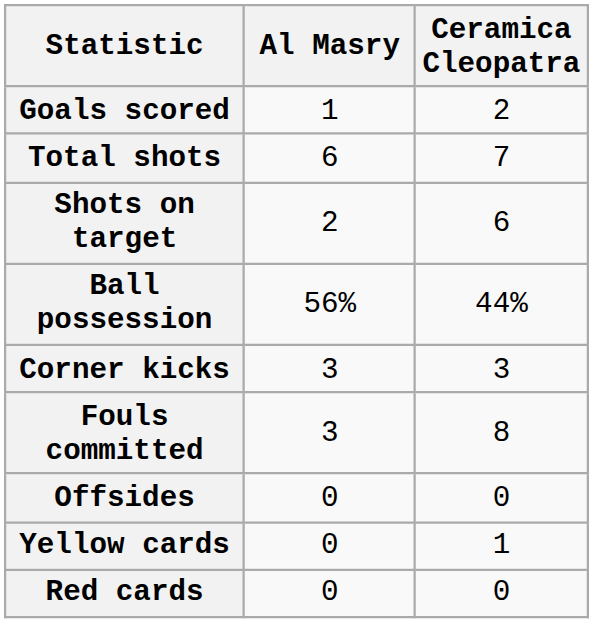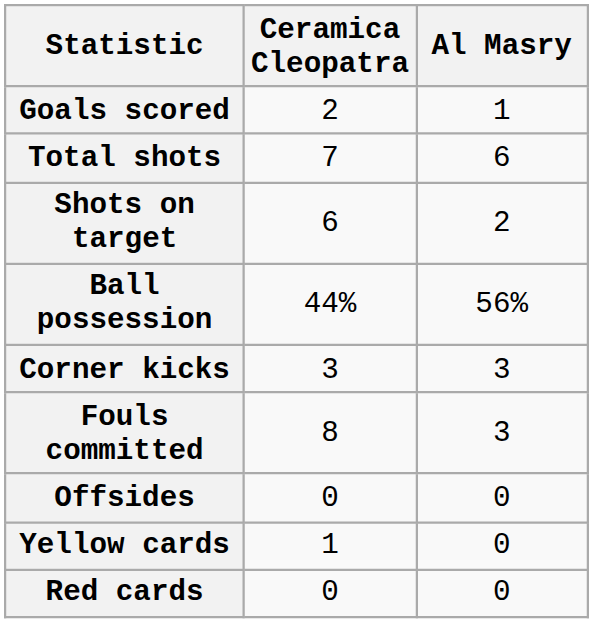columns swapped: (330, 46) <-> (501, 46)
